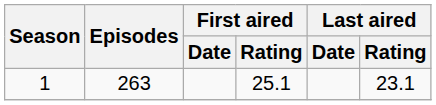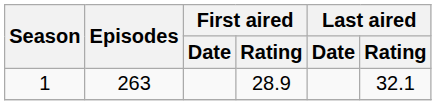(271, 83) 25.1 -> (271, 83) 28.9
(395, 83) 23.1 -> (395, 83) 32.1
